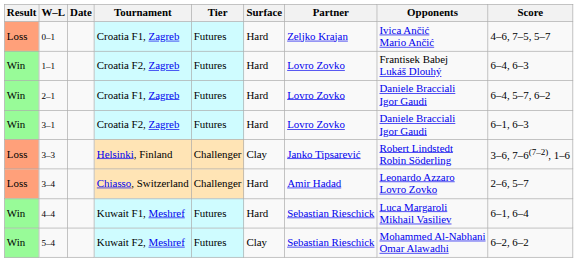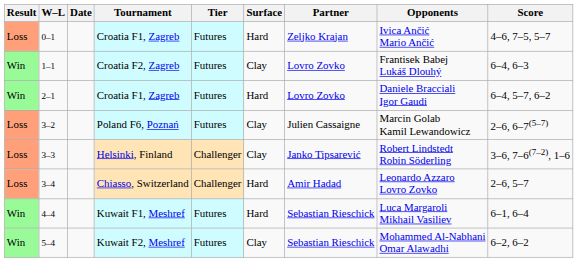(257, 65) Hard -> (257, 65) Clay
- row: (48, 125)
+ row: (48, 125)
